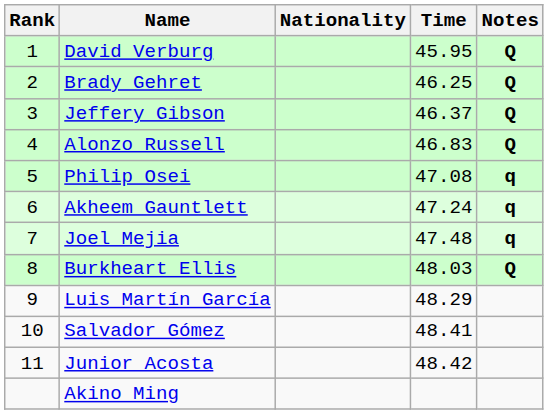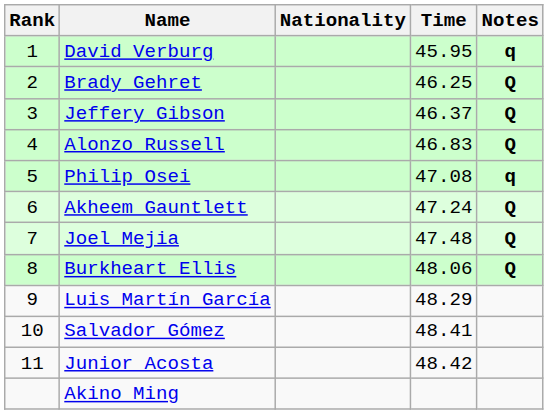(510, 51) Q -> (510, 51) q
(510, 207) q -> (510, 207) Q
(510, 238) q -> (510, 238) Q
(444, 269) 48.03 -> (444, 269) 48.06
